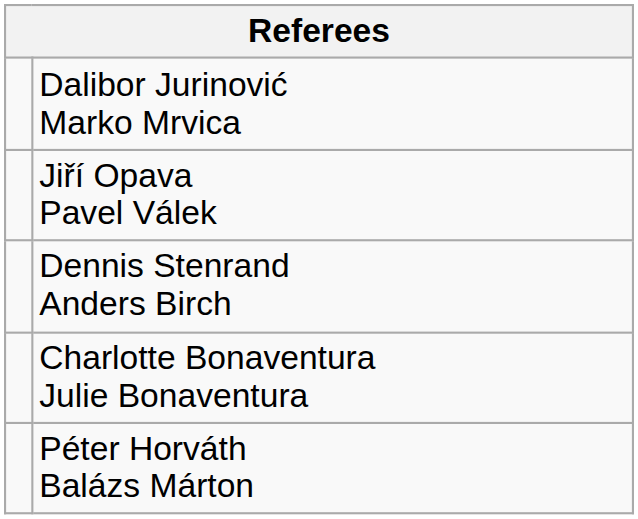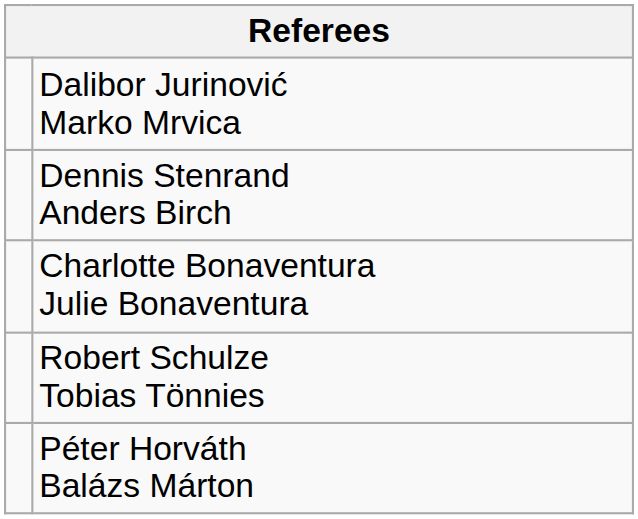- row: (128, 194)
+ row: (154, 376)
